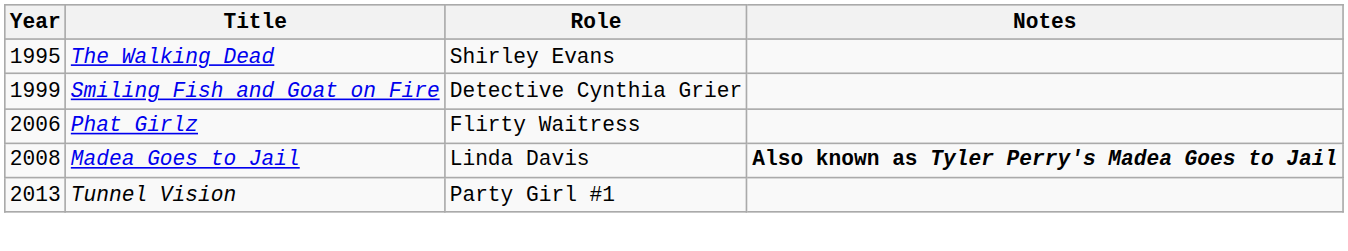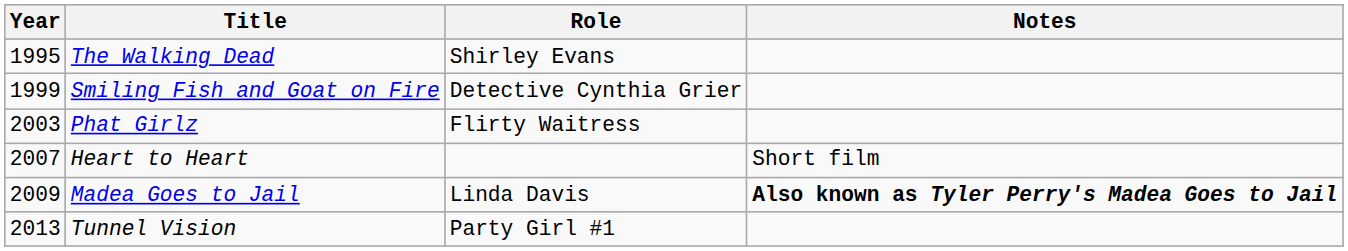(35, 126) 2006 -> (35, 126) 2003
+ row: (160, 160)
(35, 160) 2008 -> (35, 195) 2009
